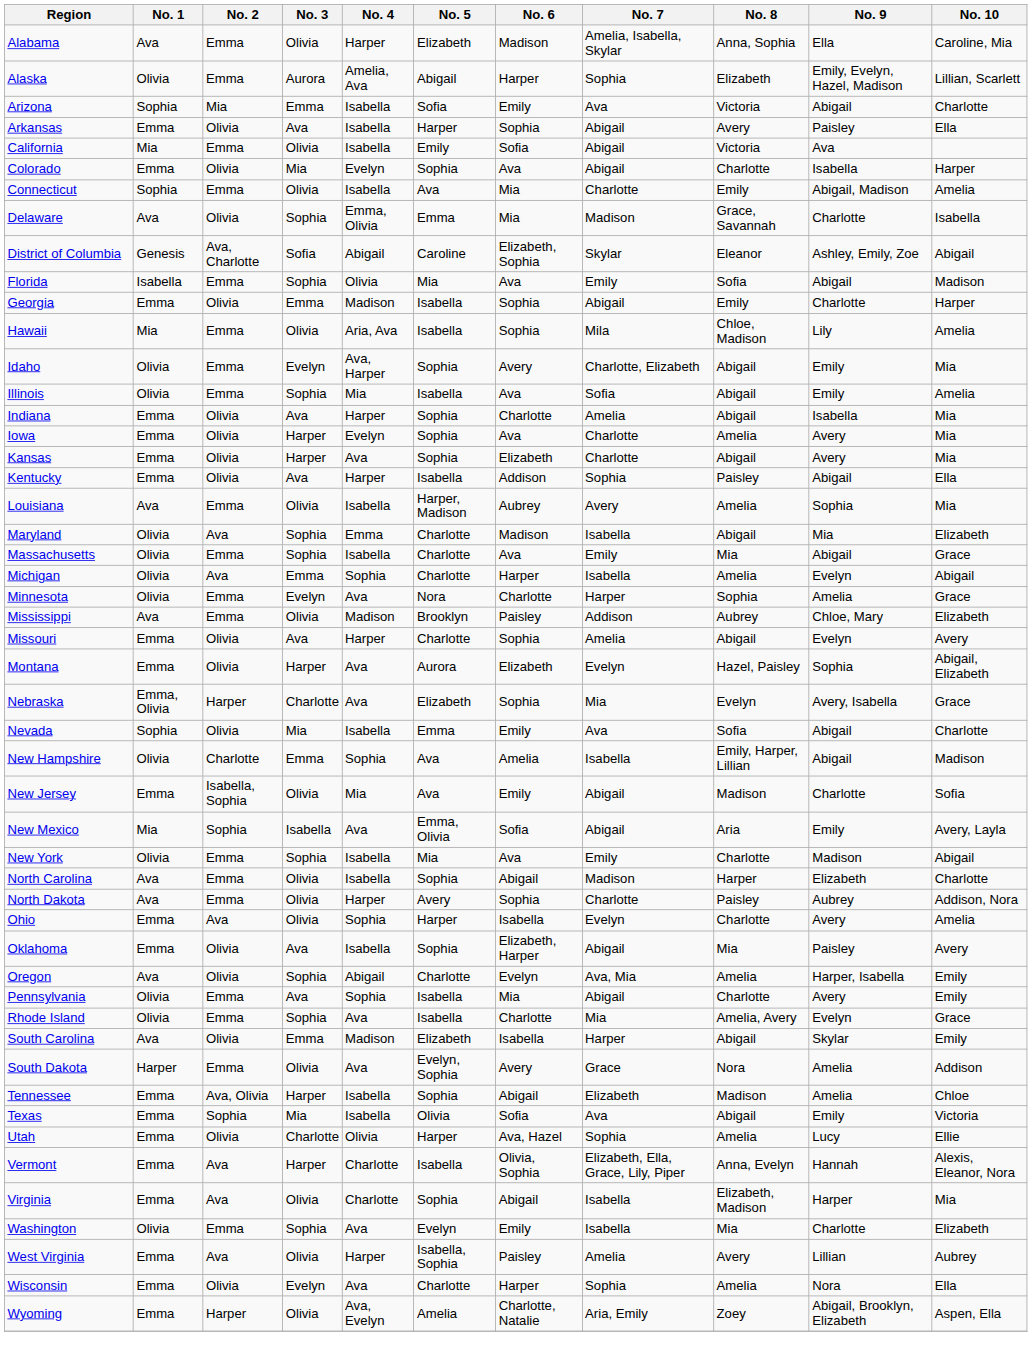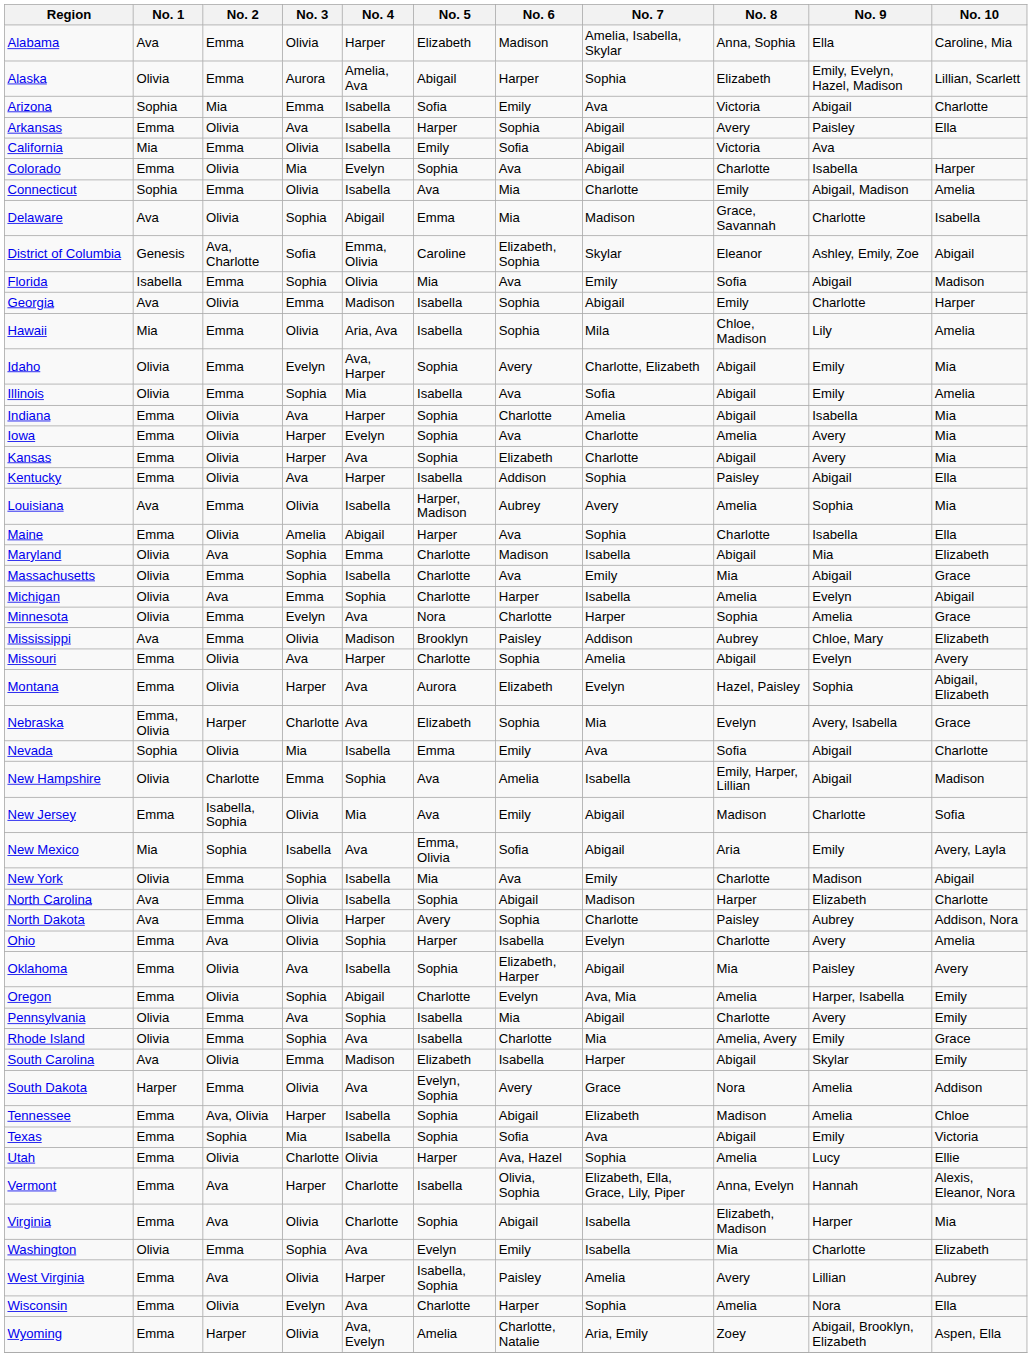(366, 218) Emma, Olivia -> (365, 218) Abigail
(365, 253) Abigail -> (366, 253) Emma, Olivia
(155, 302) Emma -> (148, 302) Ava
+ row: (25, 534)
(148, 976) Ava -> (155, 997) Emma
(832, 1018) Evelyn -> (828, 1039) Emily
(433, 1116) Olivia -> (437, 1137) Sophia
